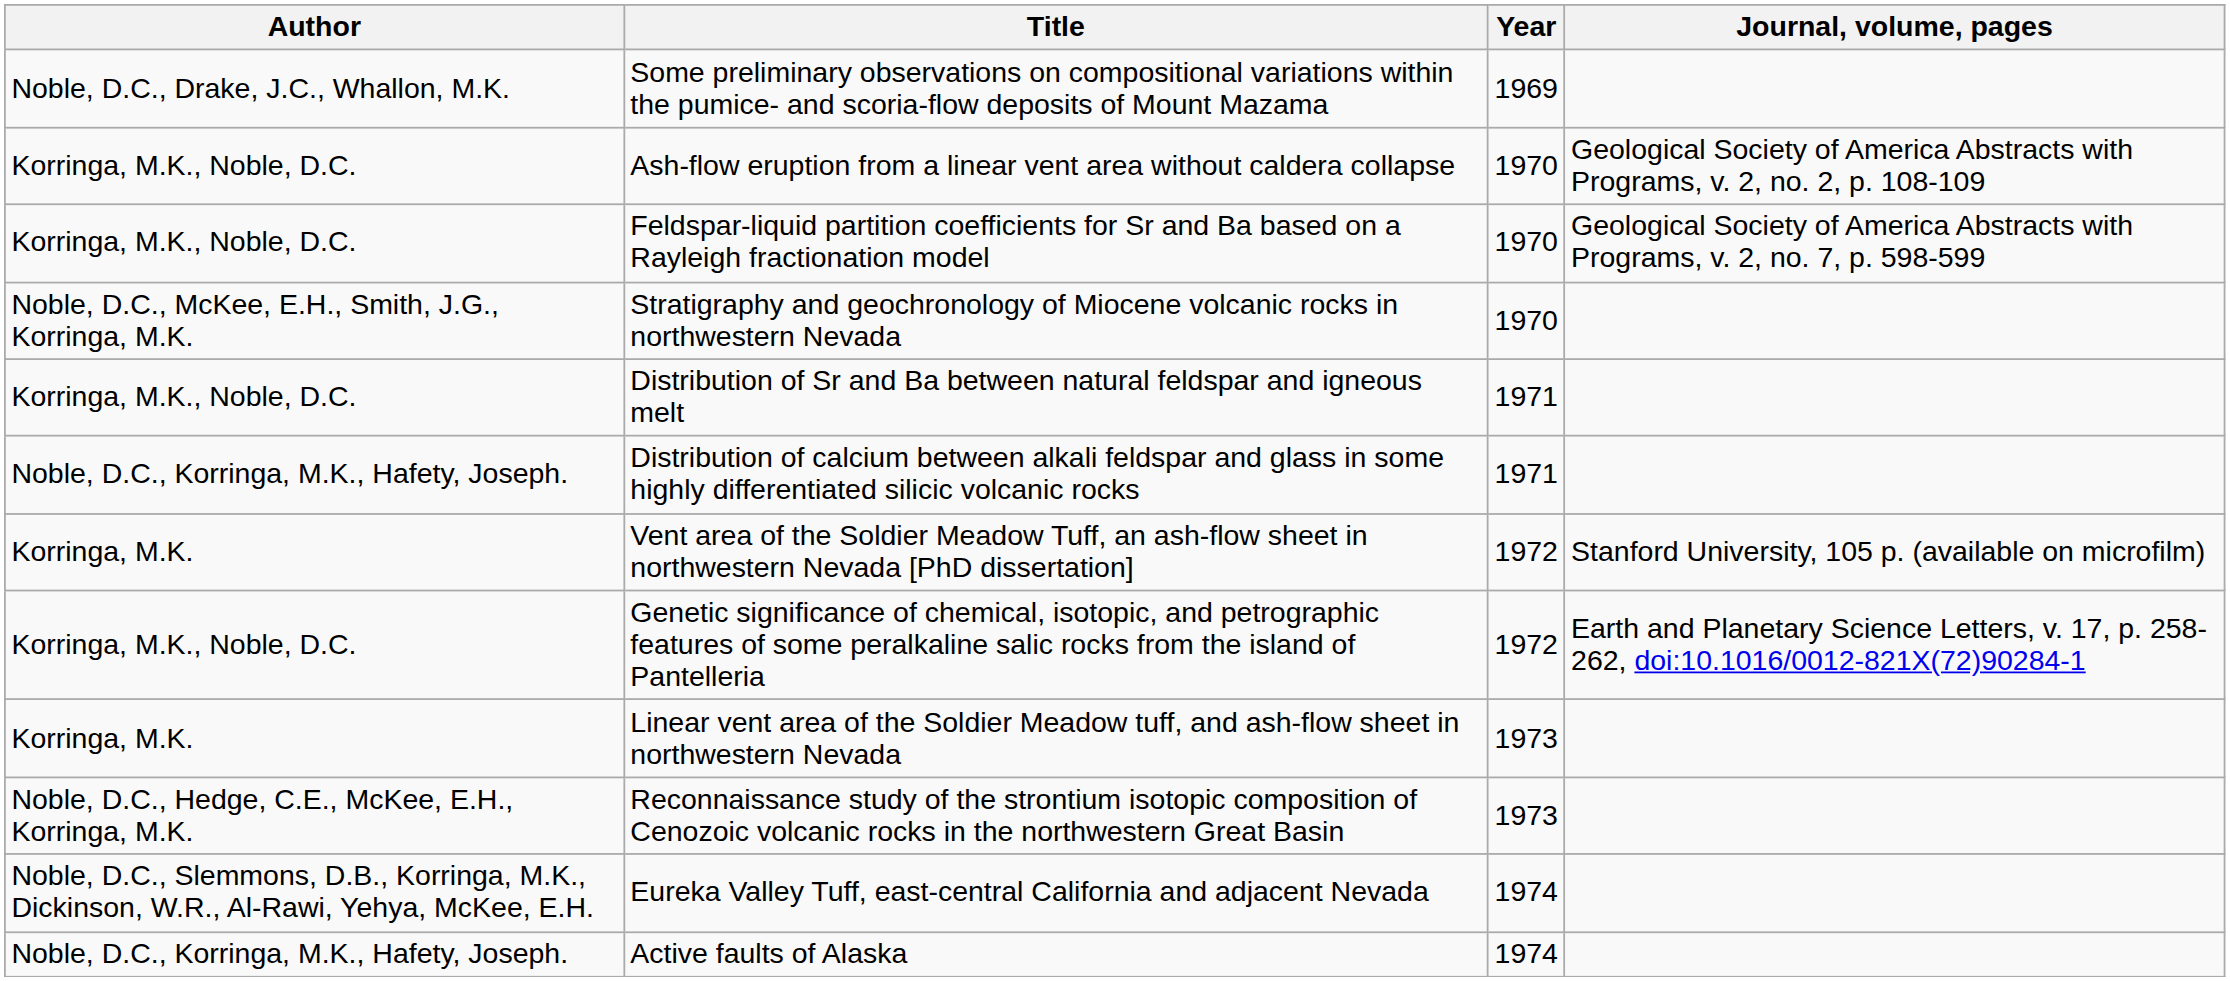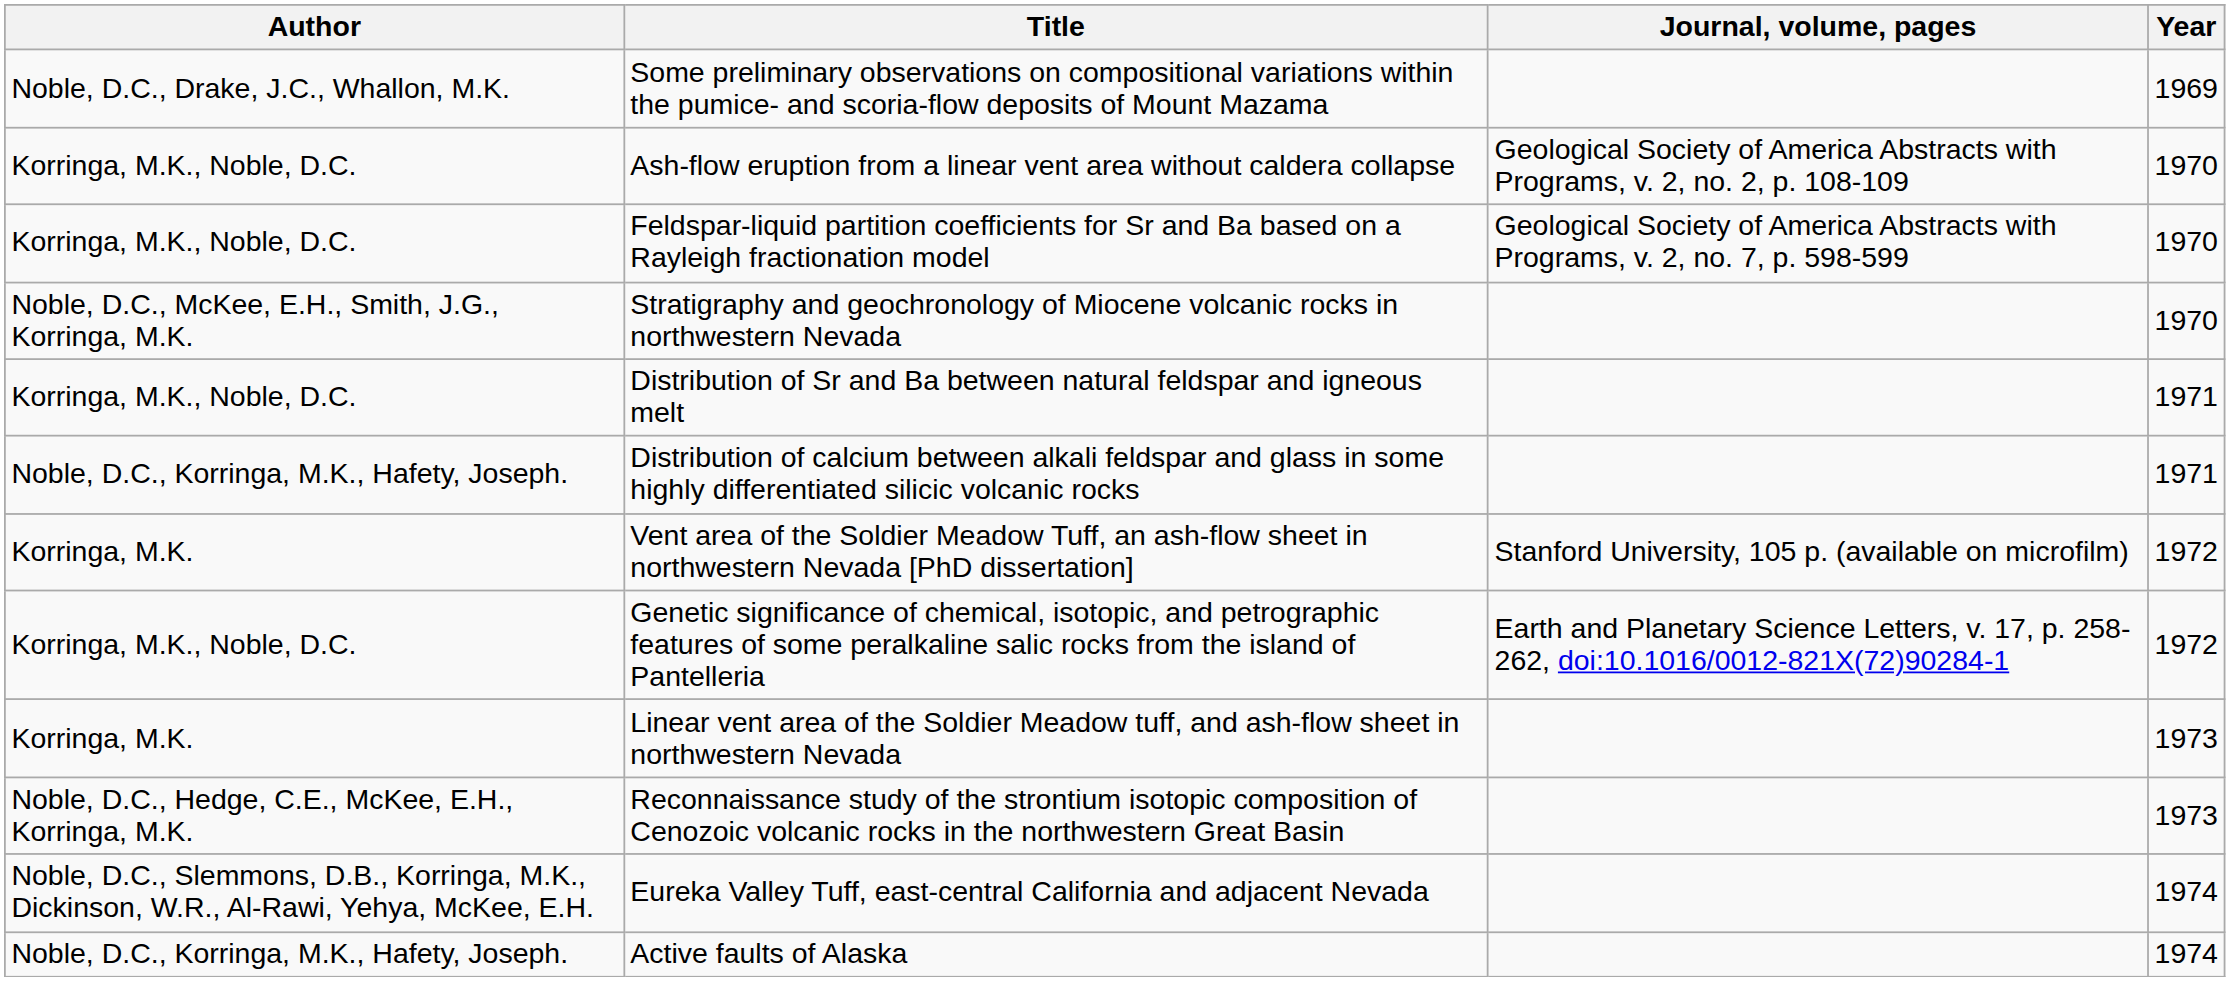columns swapped: (1526, 27) <-> (1895, 27)
